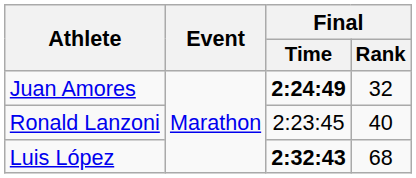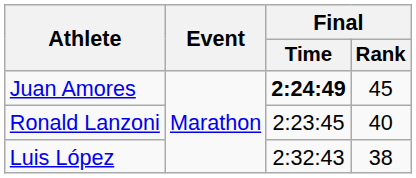(381, 89) 32 -> (381, 89) 45
(308, 157) bold -> (308, 157) normal
(381, 157) 68 -> (381, 157) 38
